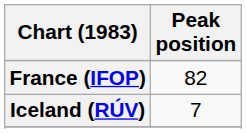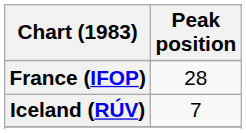(196, 77) 82 -> (196, 77) 28
